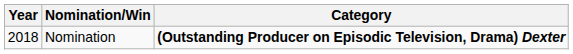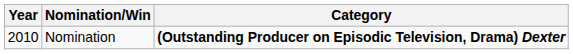(23, 37) 2018 -> (23, 37) 2010
